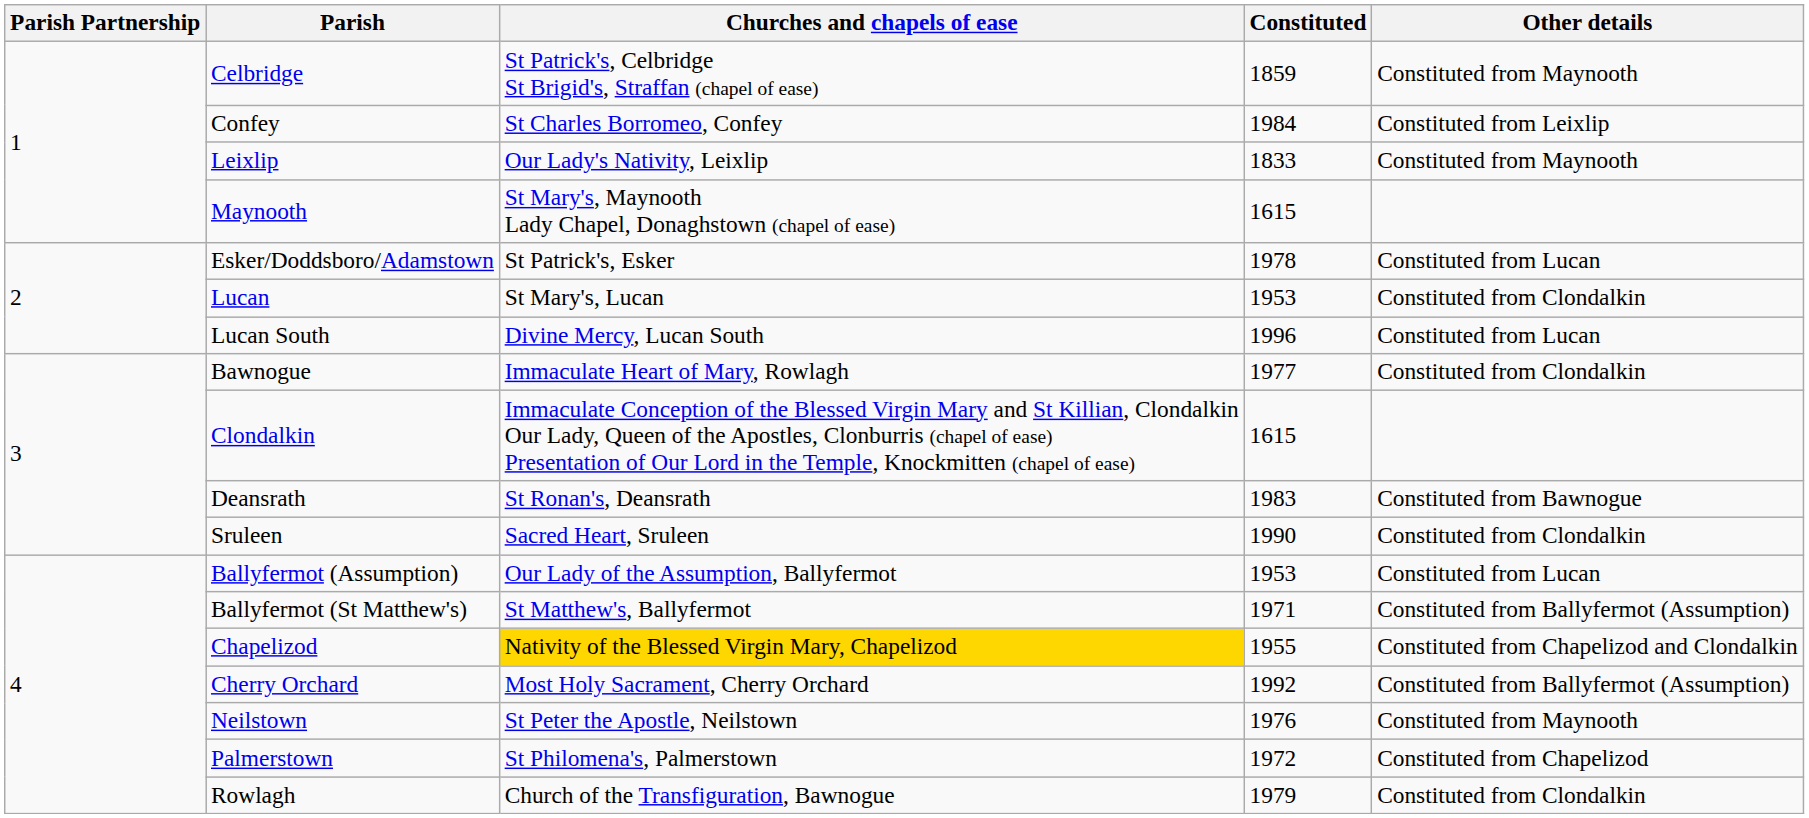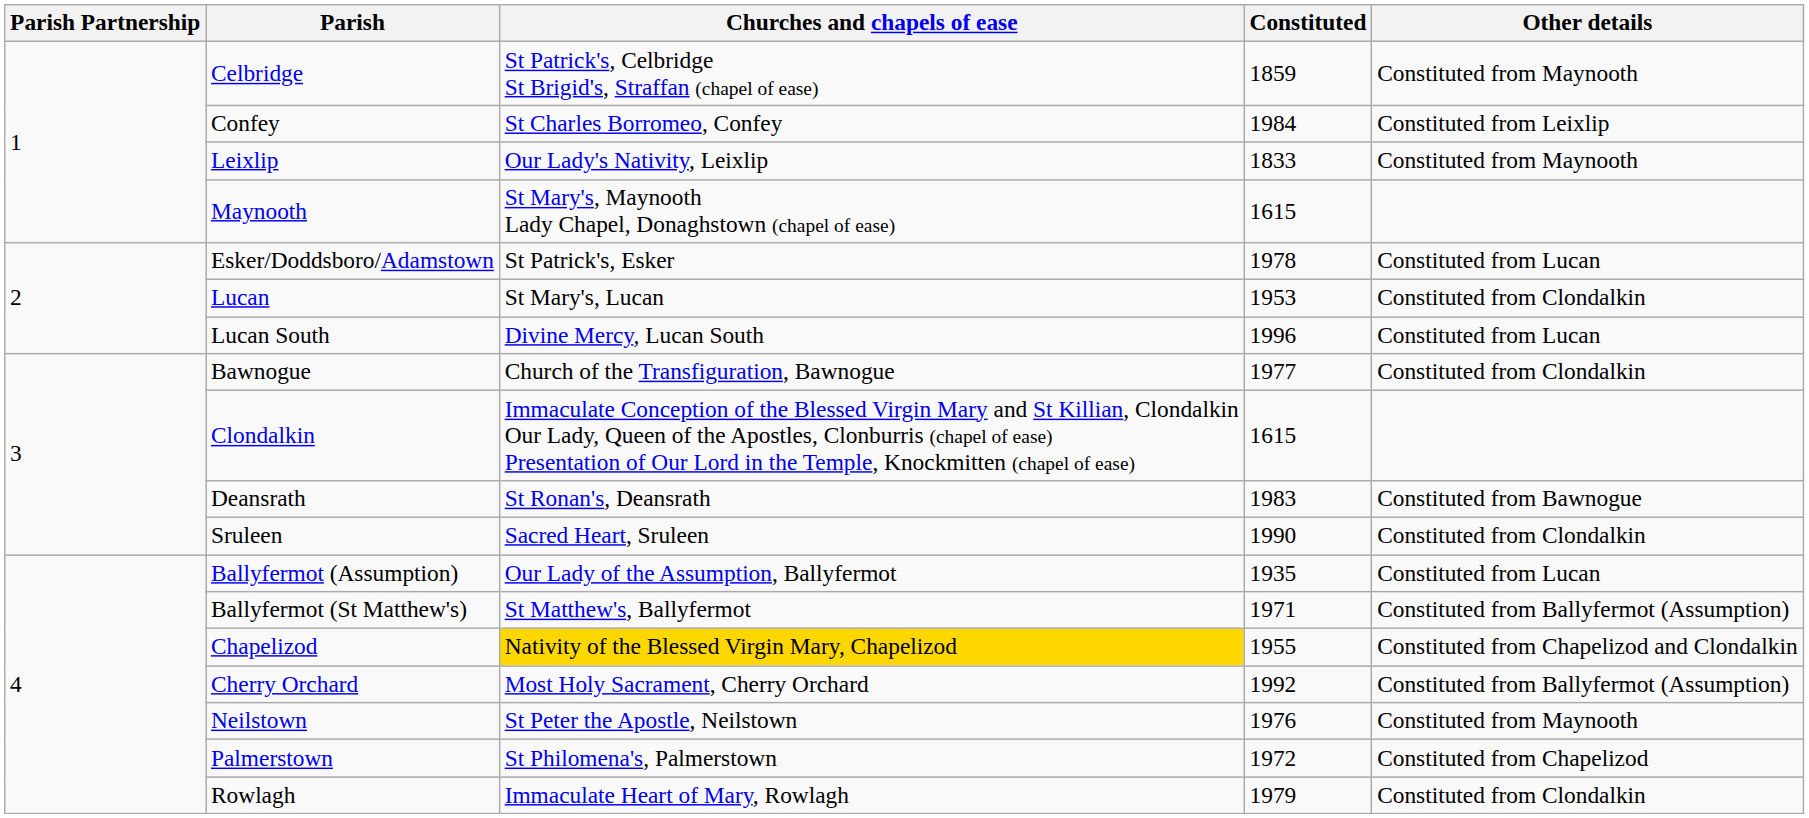(677, 371) Immaculate Heart of Mary, Rowlagh -> (700, 371) Church of the Transfiguration, Bawnogue
(1273, 572) 1953 -> (1273, 572) 1935
(700, 794) Church of the Transfiguration, Bawnogue -> (677, 794) Immaculate Heart of Mary, Rowlagh
